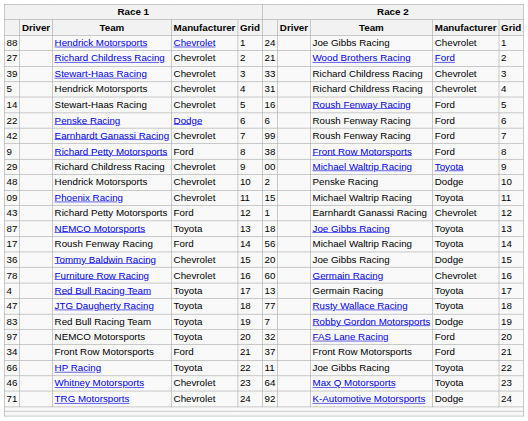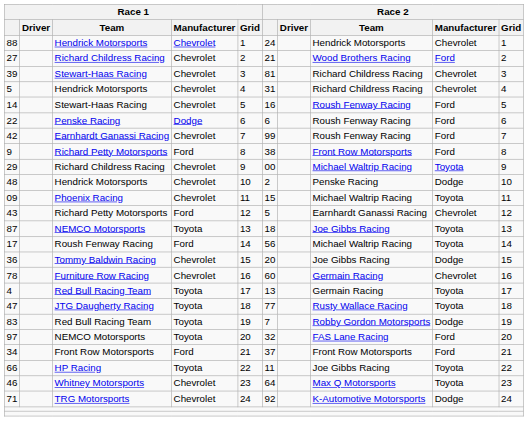(351, 43) Joe Gibbs Racing -> (359, 43) Hendrick Motorsports
(270, 74) 33 -> (270, 74) 81
(267, 213) 1 -> (267, 213) 5
